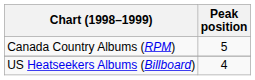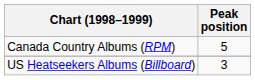(224, 65) 4 -> (224, 65) 3
